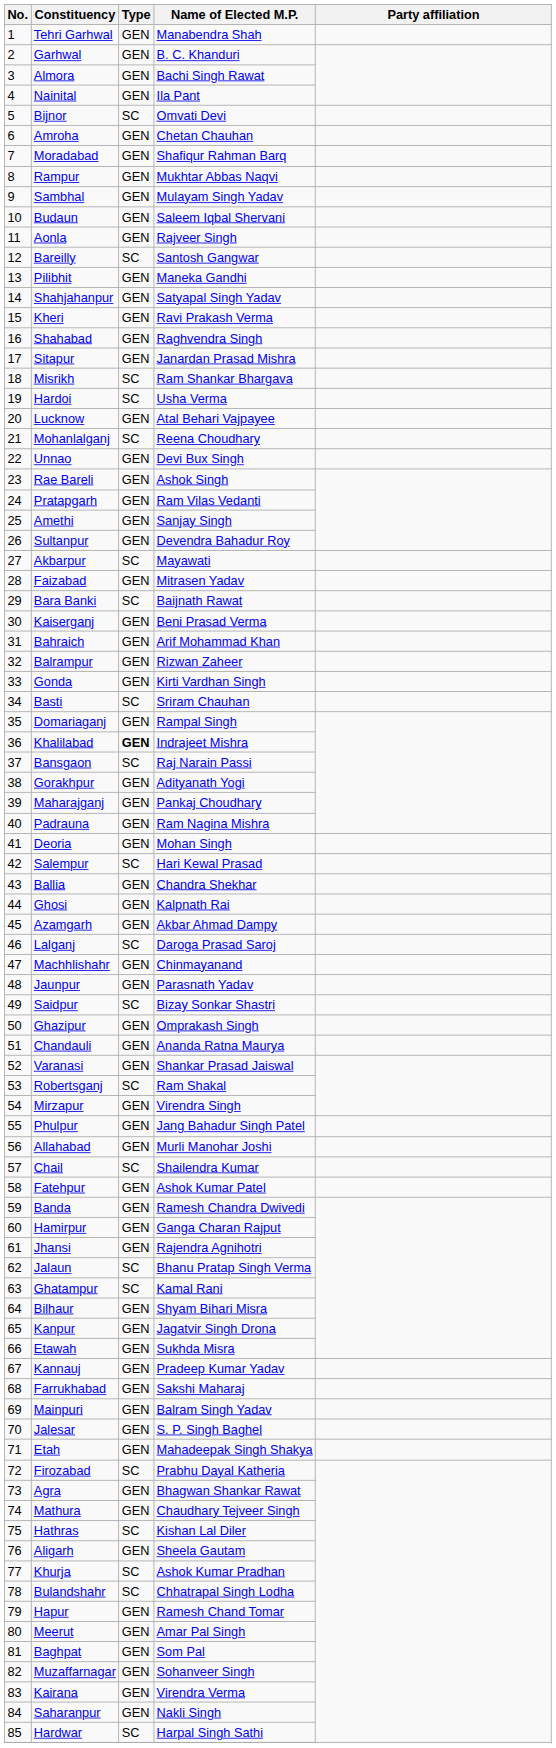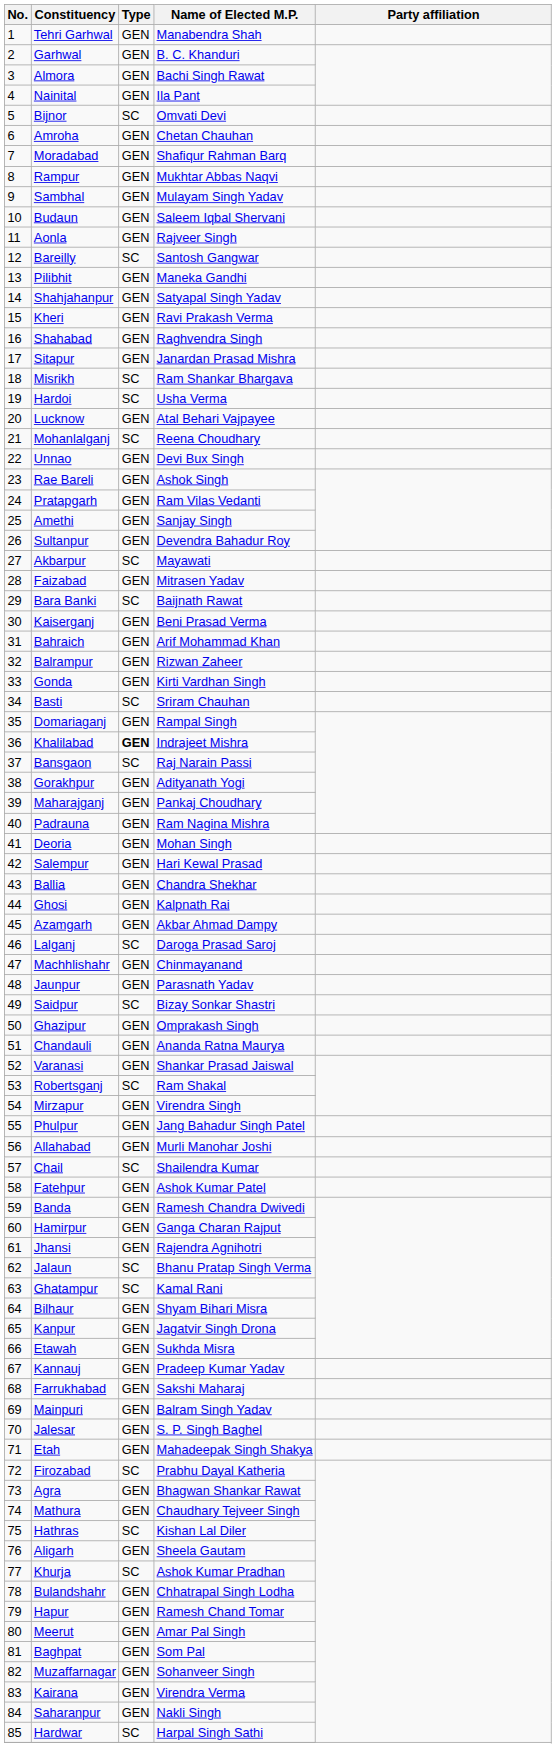(131, 864) SC -> (136, 864) GEN
(131, 1591) SC -> (136, 1591) GEN
